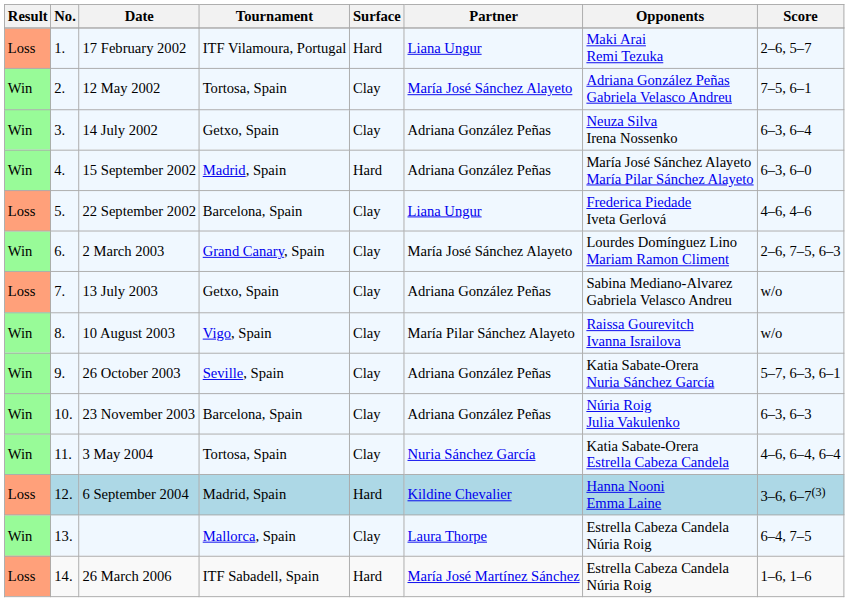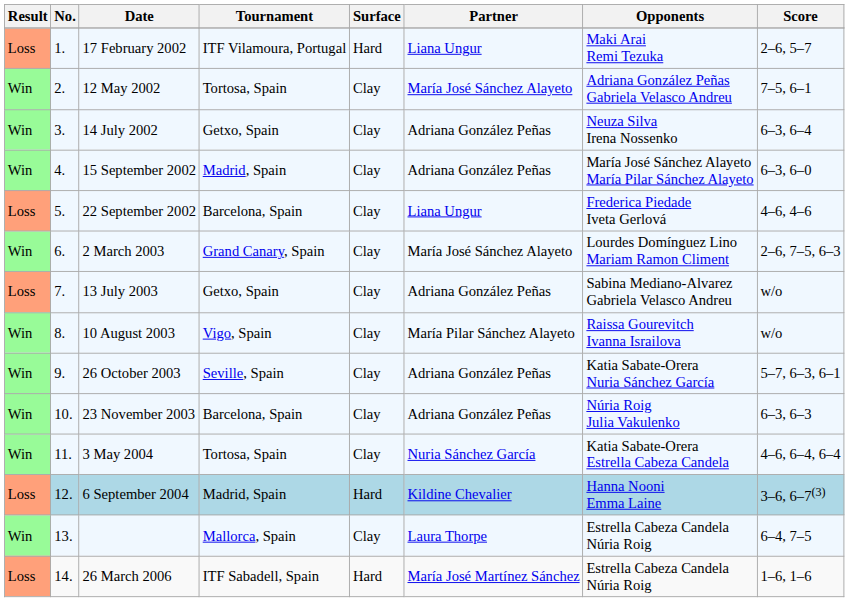(368, 169) Hard -> (367, 169) Clay
